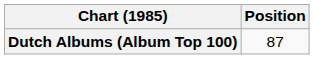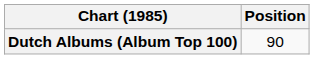(275, 41) 87 -> (275, 41) 90
